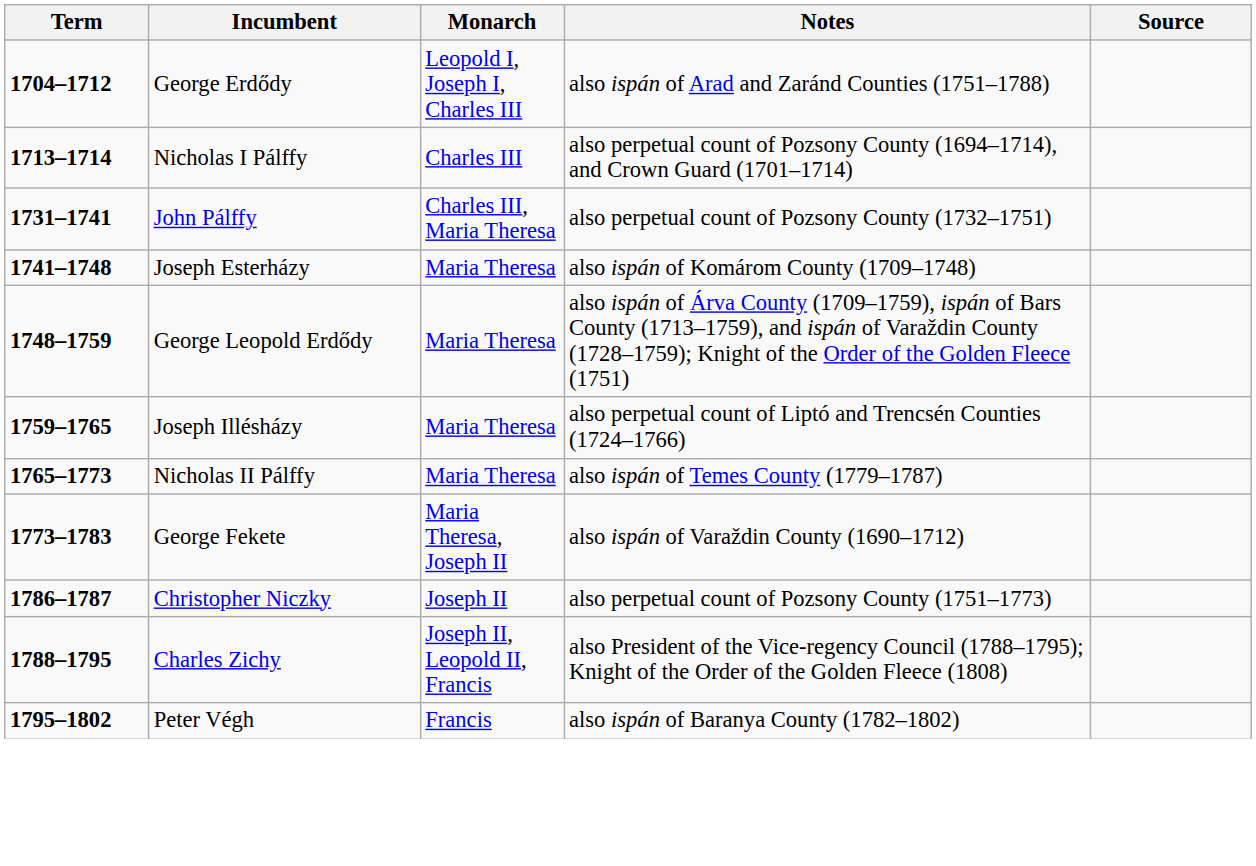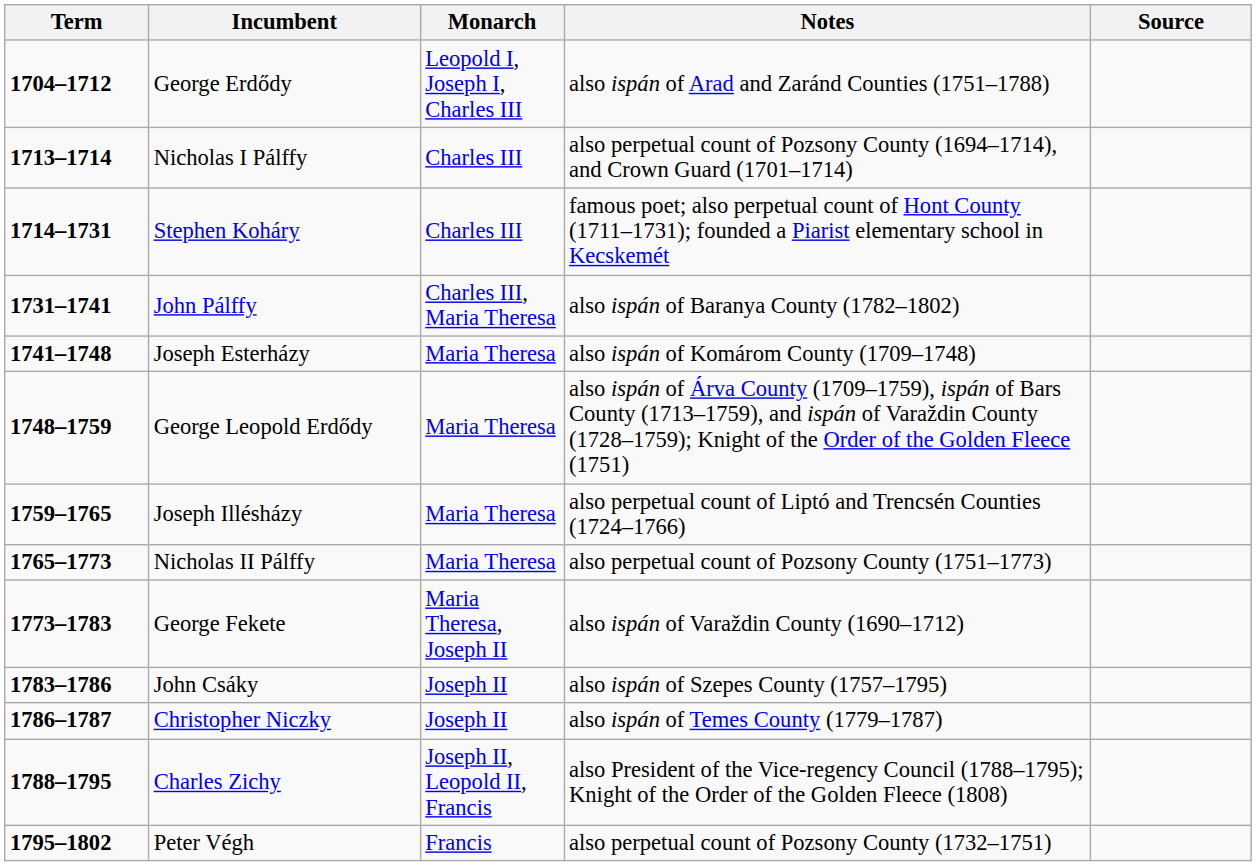+ row: (227, 231)
(810, 218) also perpetual count of Pozsony County (1732–1751) -> (764, 305) also ispán of Baranya County (1782–1802)
(756, 475) also ispán of Temes County (1779–1787) -> (810, 562) also perpetual count of Pozsony County (1751–1773)
+ row: (206, 684)
(810, 598) also perpetual count of Pozsony County (1751–1773) -> (756, 720) also ispán of Temes County (1779–1787)
(764, 720) also ispán of Baranya County (1782–1802) -> (810, 842) also perpetual count of Pozsony County (1732–1751)
